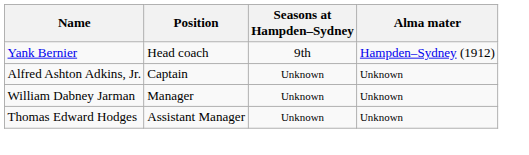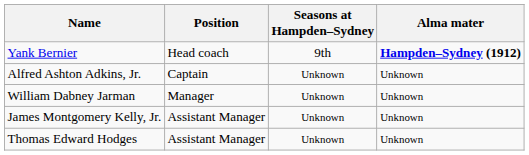(427, 52) normal -> (451, 52) bold
+ row: (84, 117)
